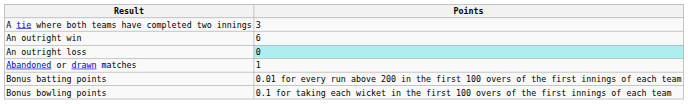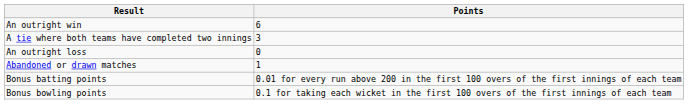rows swapped: (44, 38) <-> (129, 25)
(258, 52) paleturquoise background -> (258, 52) no background
